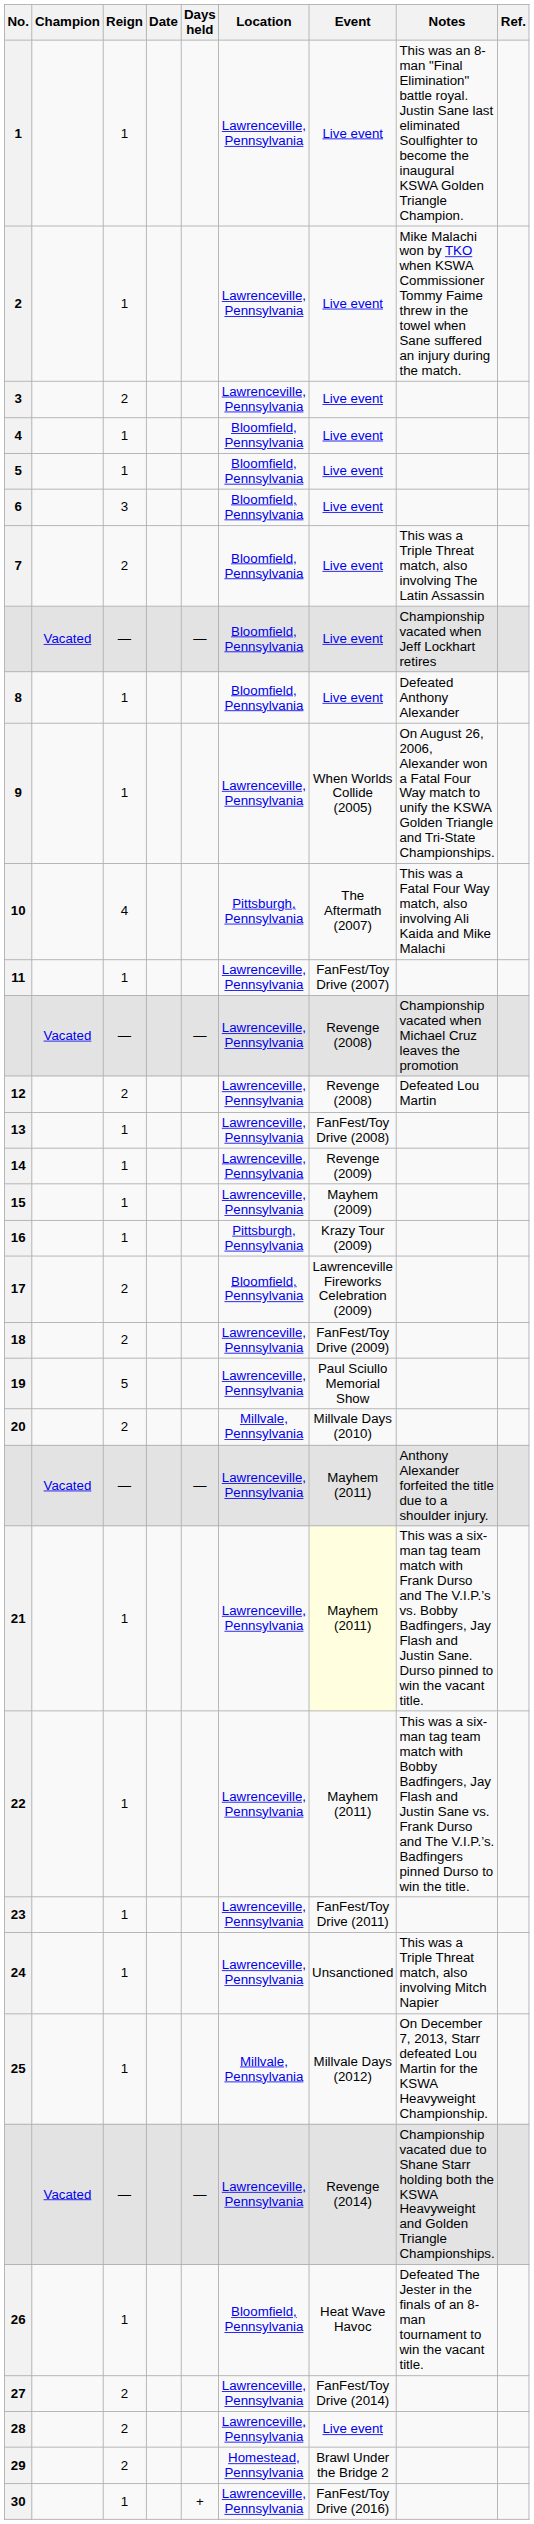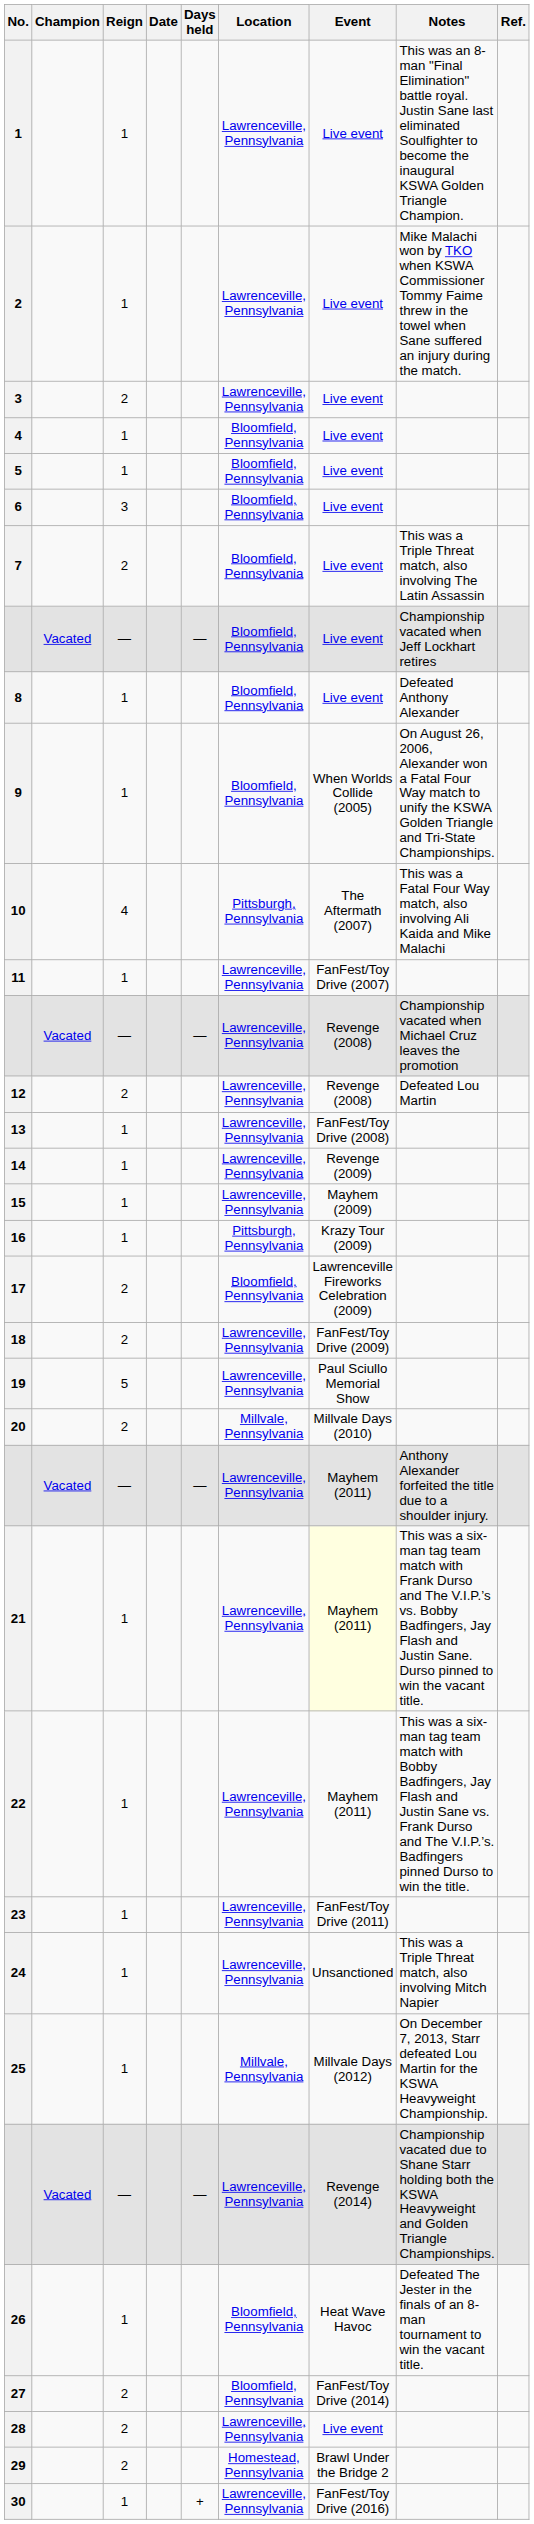(264, 793) Lawrenceville, Pennsylvania -> (264, 793) Bloomfield, Pennsylvania
(264, 2393) Lawrenceville, Pennsylvania -> (264, 2393) Bloomfield, Pennsylvania
